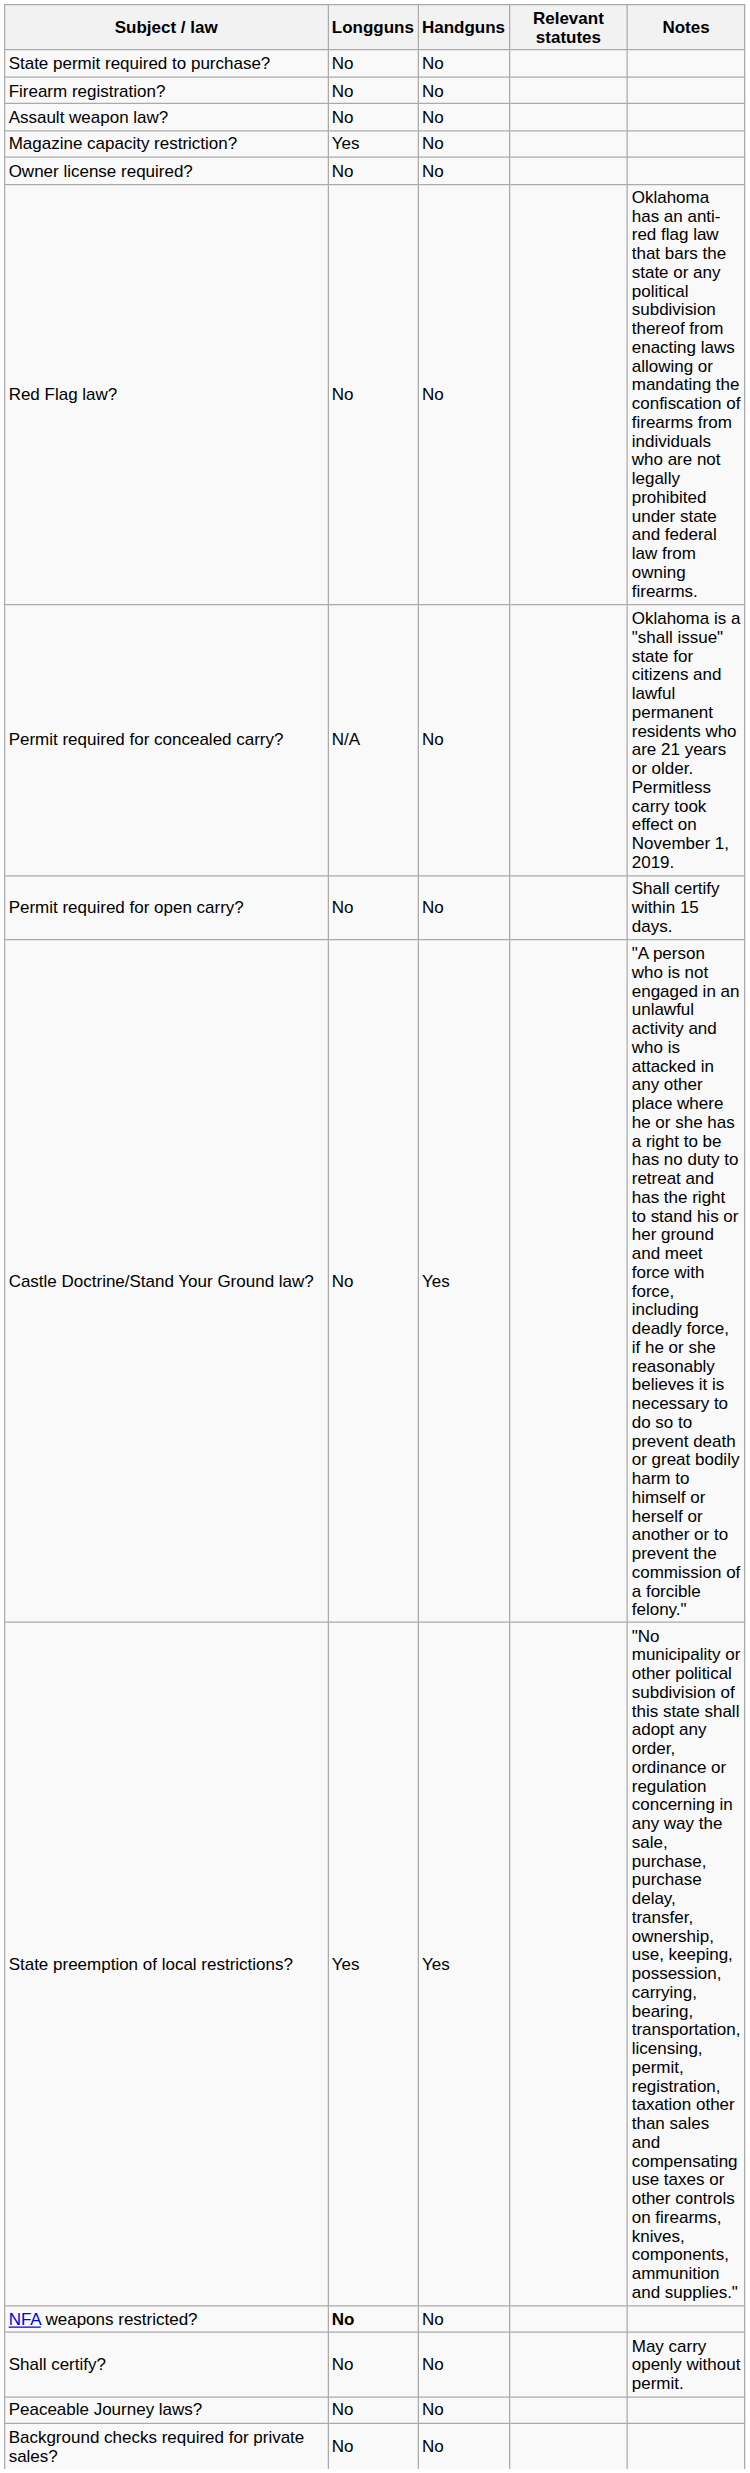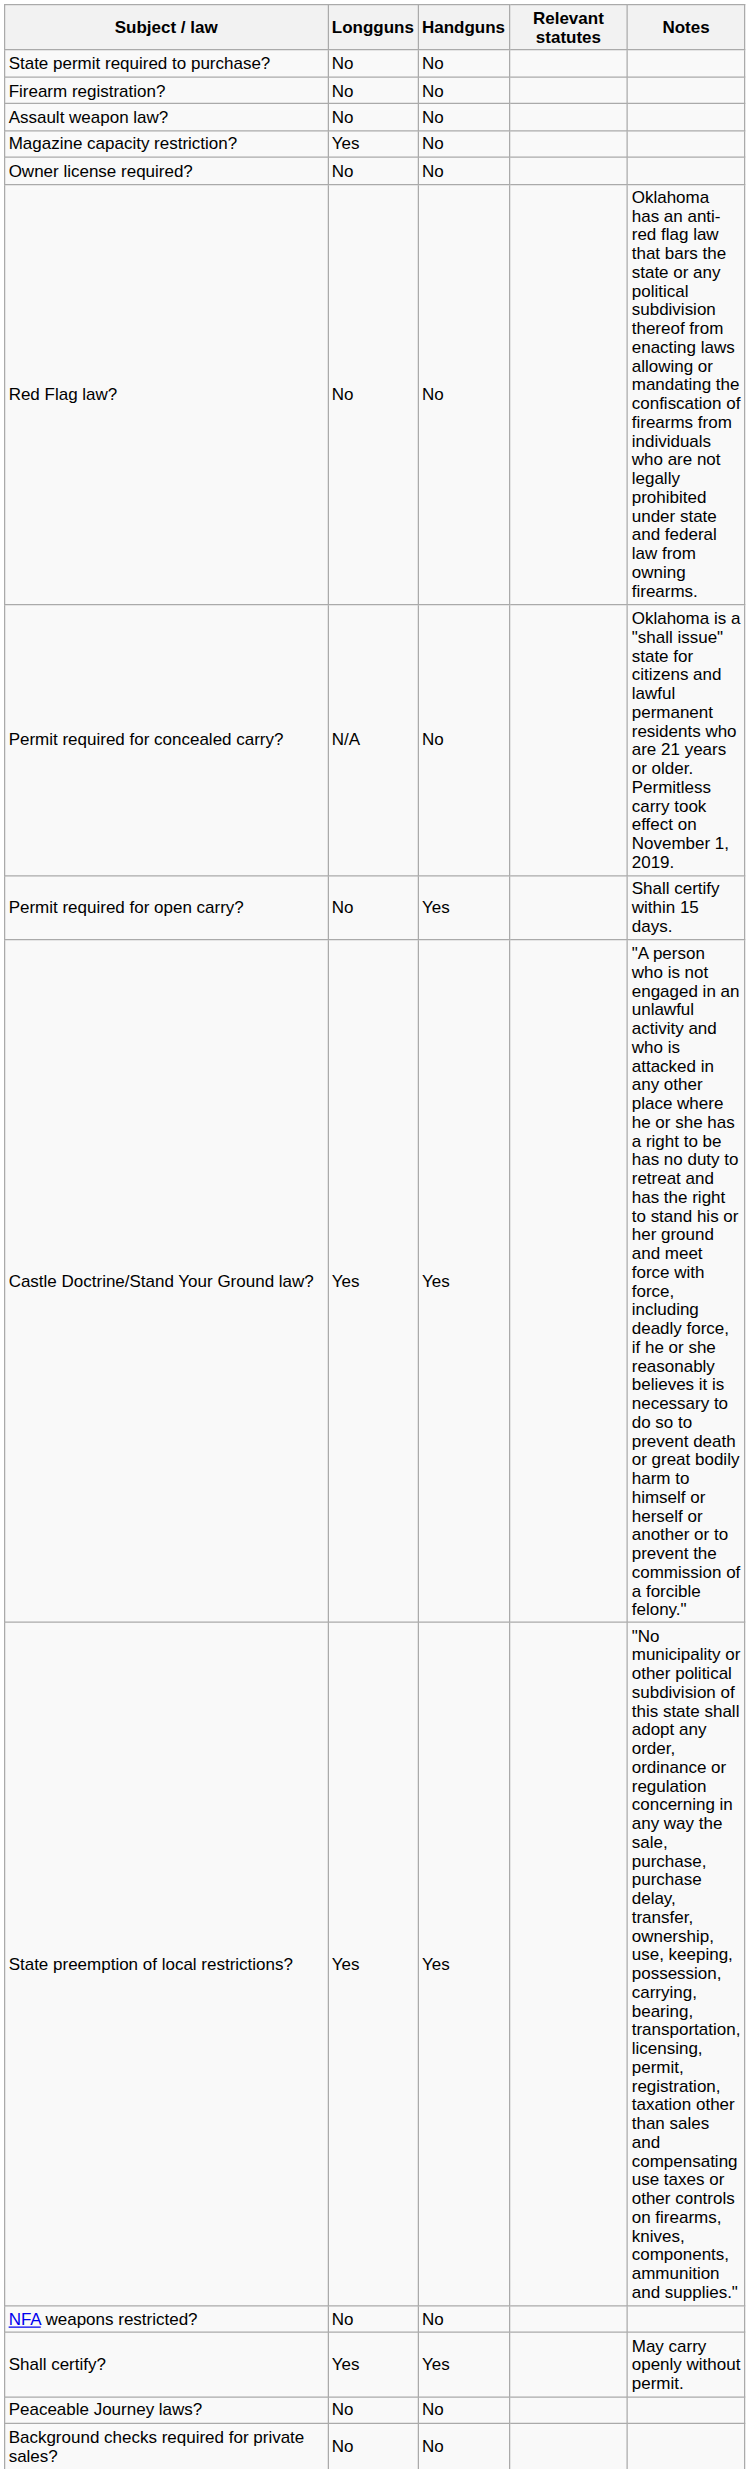(433, 907) No -> (436, 907) Yes
(343, 1281) No -> (346, 1281) Yes
(343, 2319) bold -> (343, 2319) normal
(343, 2364) No -> (346, 2364) Yes
(433, 2364) No -> (436, 2364) Yes
